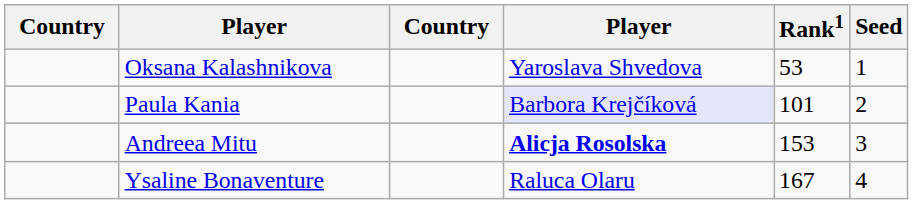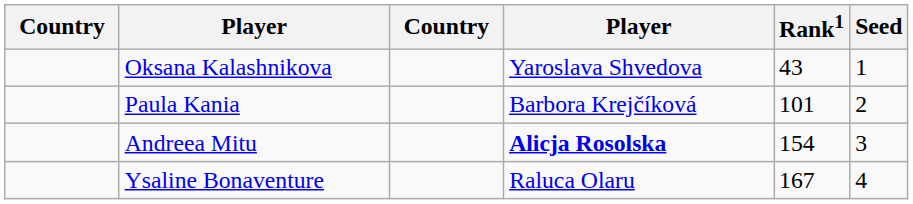(791, 67) 53 -> (791, 67) 43
(603, 104) lavender background -> (603, 104) no background
(797, 142) 153 -> (797, 142) 154
